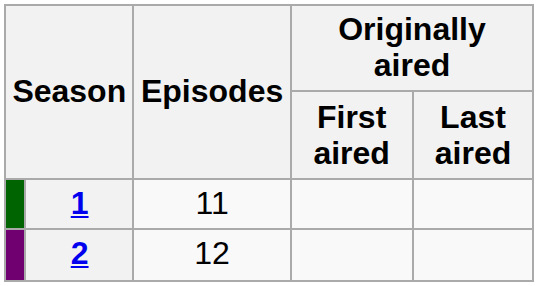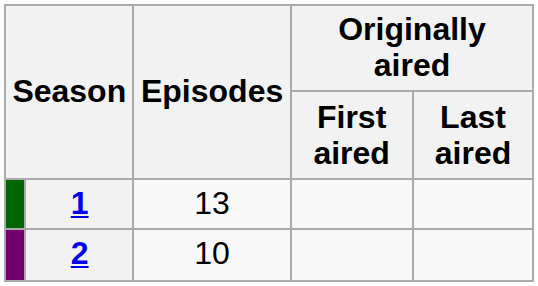(212, 203) 11 -> (212, 203) 13
(212, 254) 12 -> (212, 254) 10
